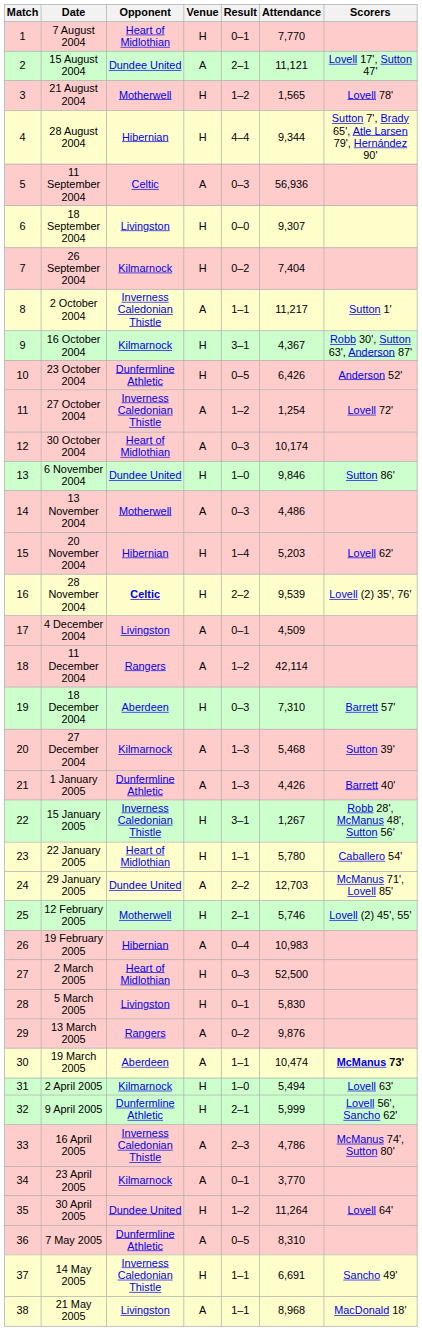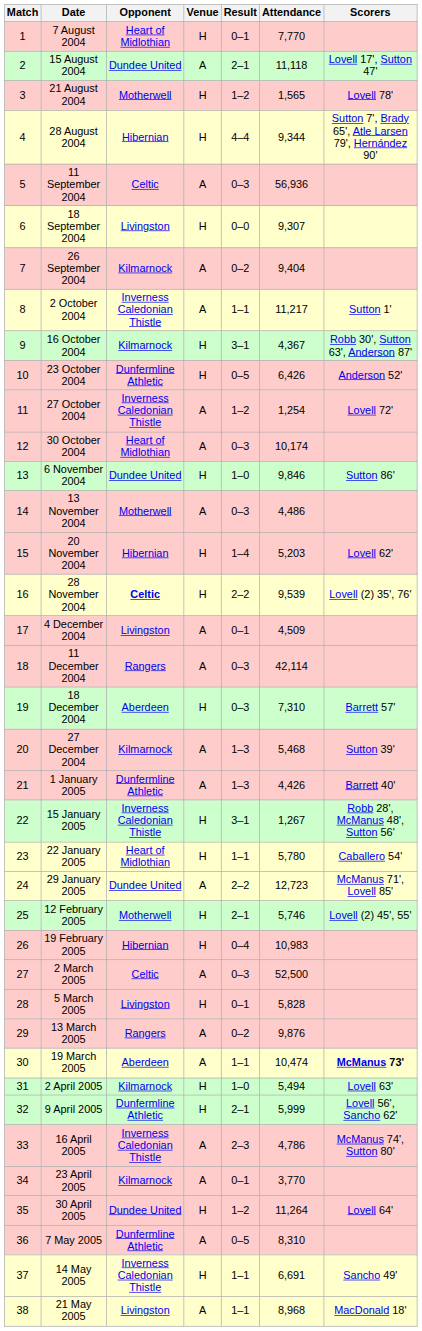(292, 65) 11,121 -> (292, 65) 11,118
(203, 268) H -> (203, 268) A
(292, 268) 7,404 -> (292, 268) 9,404
(240, 666) 1–2 -> (240, 666) 0–3
(292, 886) 12,703 -> (292, 886) 12,723
(203, 945) A -> (203, 945) H
(145, 974) Heart of Midlothian -> (145, 974) Celtic
(203, 974) H -> (203, 974) A
(292, 1004) 5,830 -> (292, 1004) 5,828
